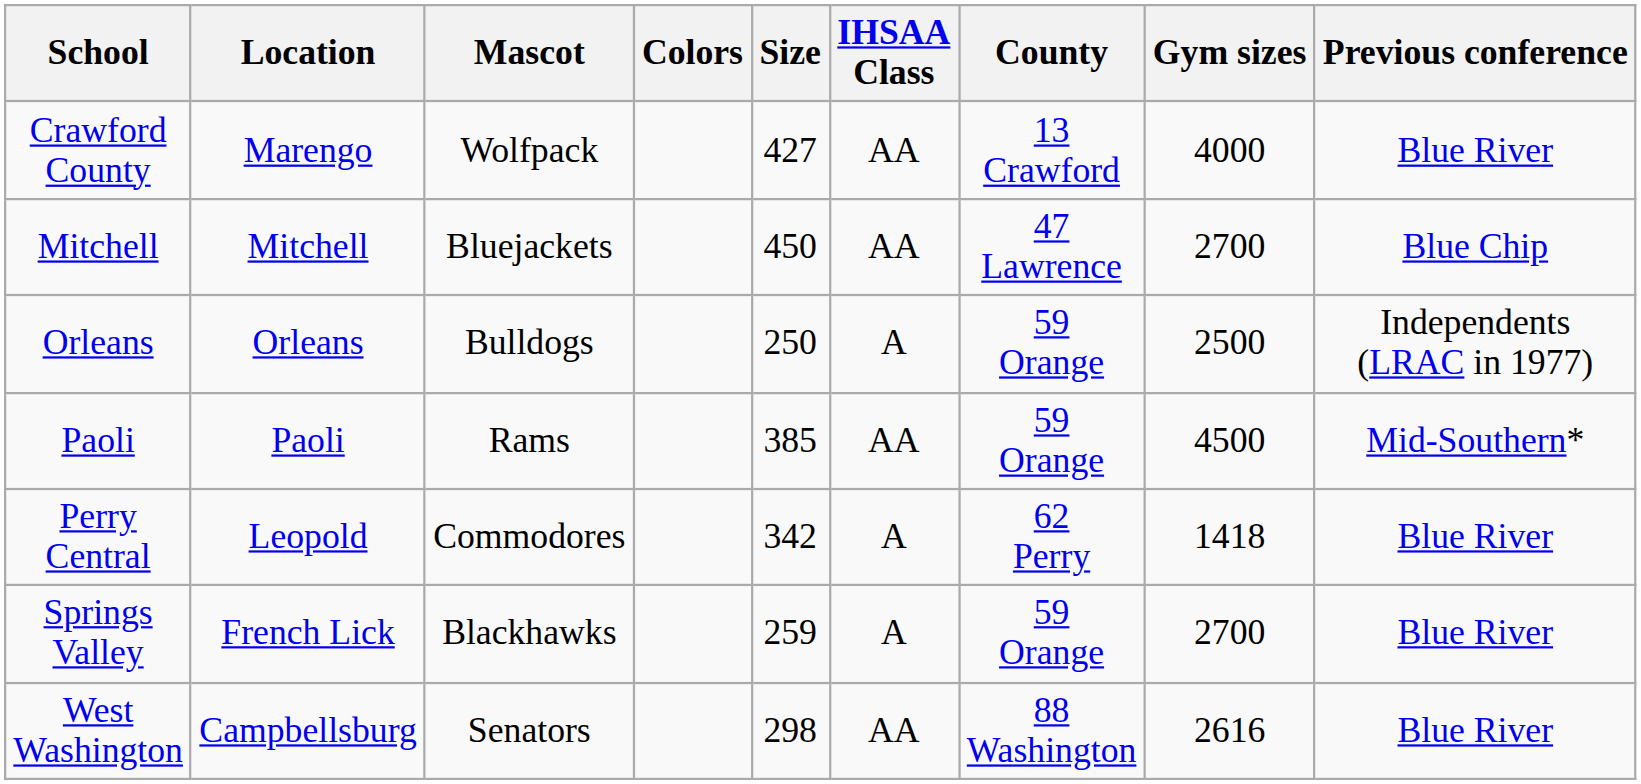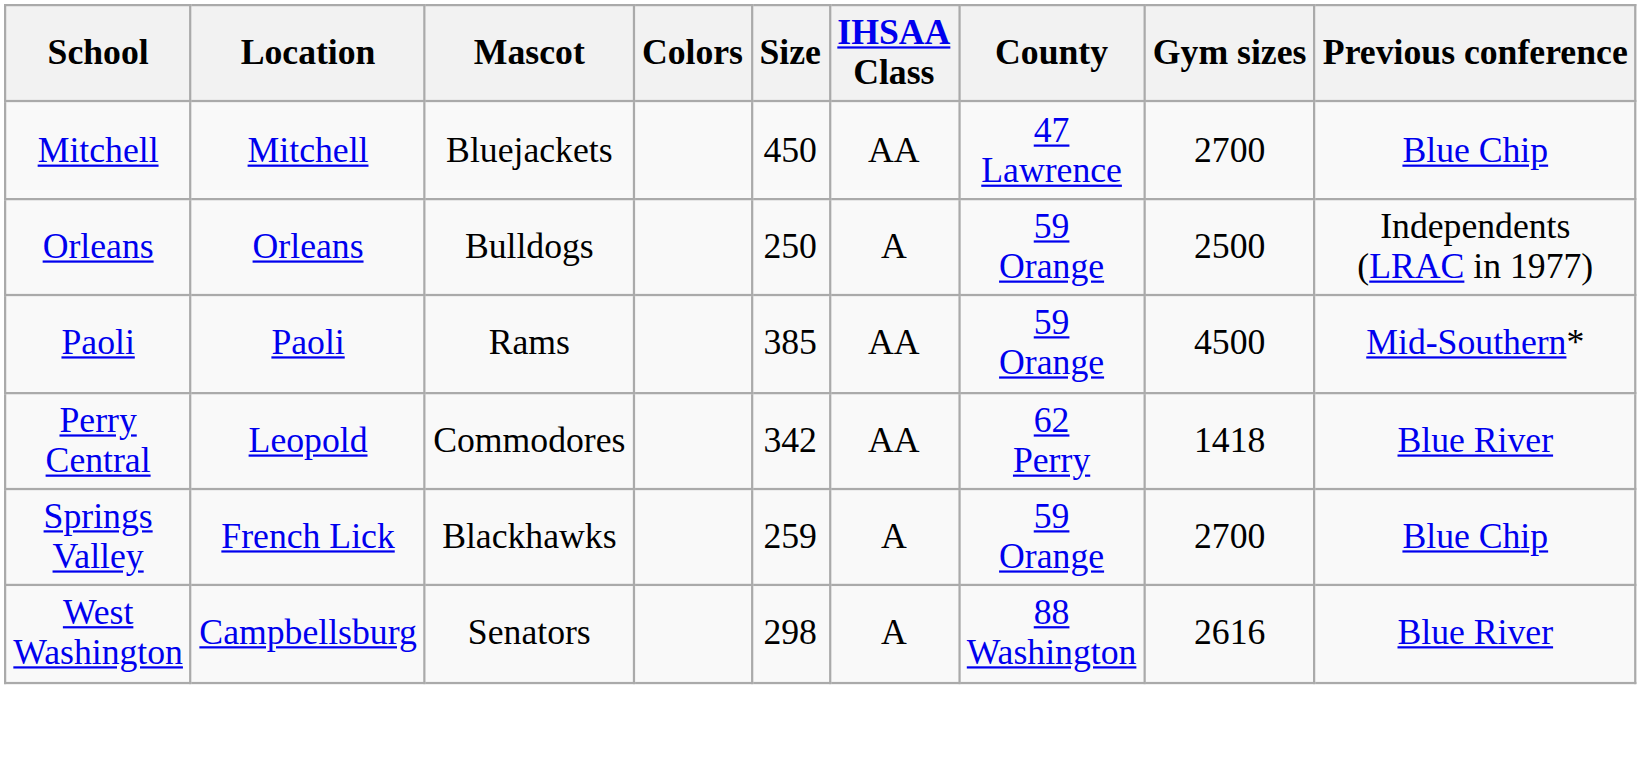- row: (98, 149)
(894, 536) A -> (894, 439) AA
(1475, 633) Blue River -> (1475, 536) Blue Chip
(894, 729) AA -> (894, 633) A
